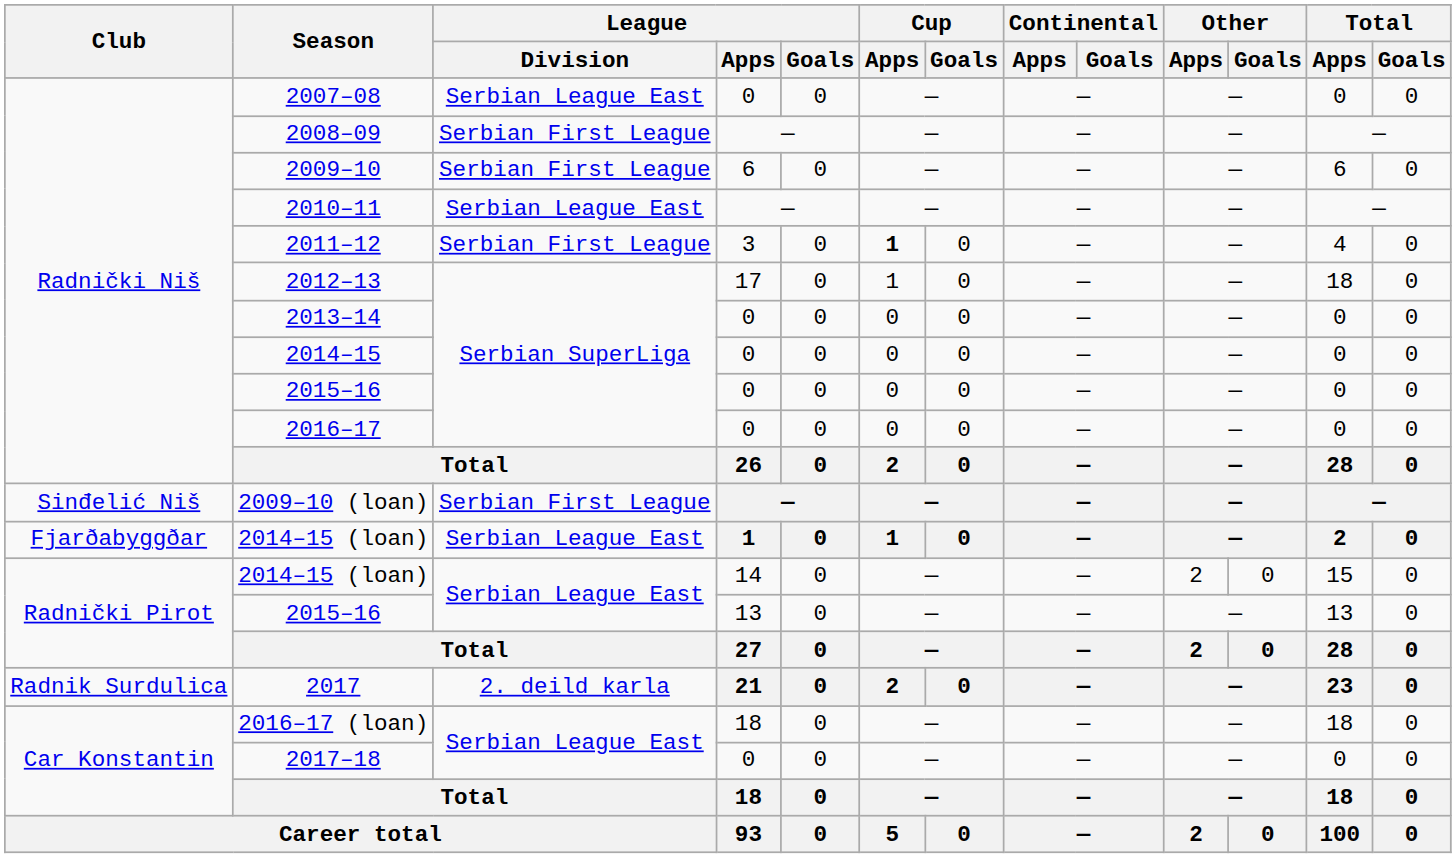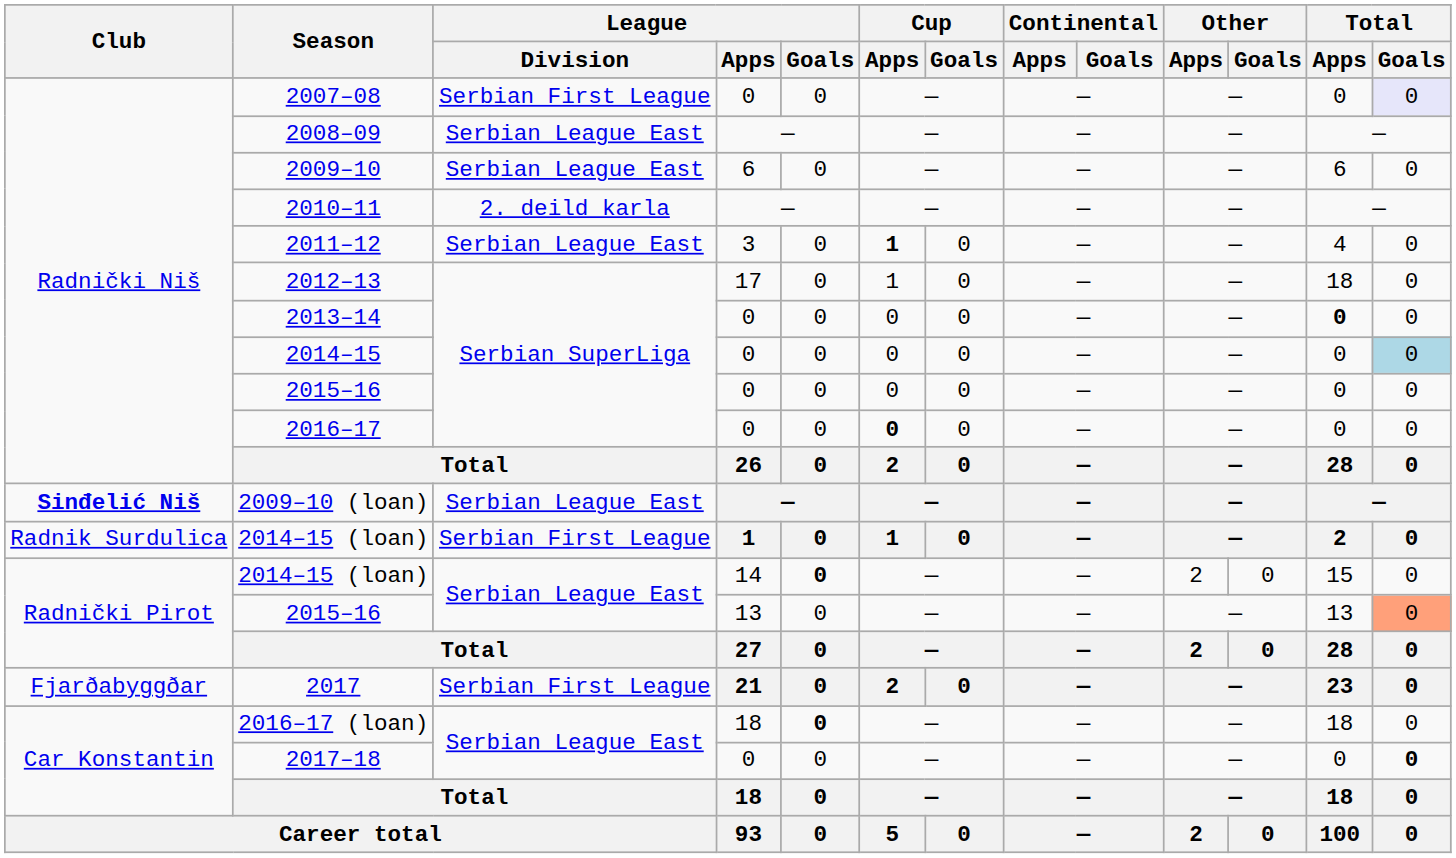(575, 97) Serbian League East -> (575, 97) Serbian First League
(1412, 97) no background -> (1412, 97) lavender background
(575, 134) Serbian First League -> (575, 134) Serbian League East
(575, 171) Serbian First League -> (575, 171) Serbian League East
(575, 208) Serbian League East -> (575, 208) 2. deild karla
(575, 245) Serbian First League -> (575, 245) Serbian League East
(1340, 318) normal -> (1340, 318) bold
(1412, 355) no background -> (1412, 355) lightblue background
(892, 429) normal -> (892, 429) bold
(119, 503) normal -> (119, 503) bold
(575, 503) Serbian First League -> (575, 503) Serbian League East
(119, 539) Fjarðabyggðar -> (119, 539) Radnik Surdulica
(575, 539) Serbian League East -> (575, 539) Serbian First League
(820, 576) normal -> (820, 576) bold
(1412, 613) no background -> (1412, 613) lightsalmon background
(119, 687) Radnik Surdulica -> (119, 687) Fjarðabyggðar
(575, 687) 2. deild karla -> (575, 687) Serbian First League
(820, 724) normal -> (820, 724) bold
(1412, 761) normal -> (1412, 761) bold
